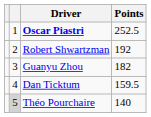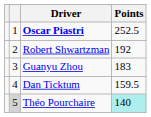(123, 66) 182 -> (123, 66) 183
(123, 102) no background -> (123, 102) paleturquoise background
